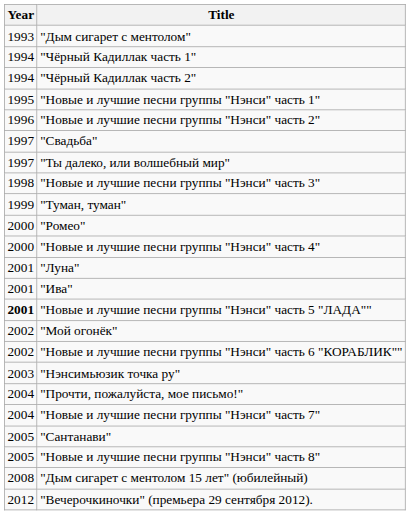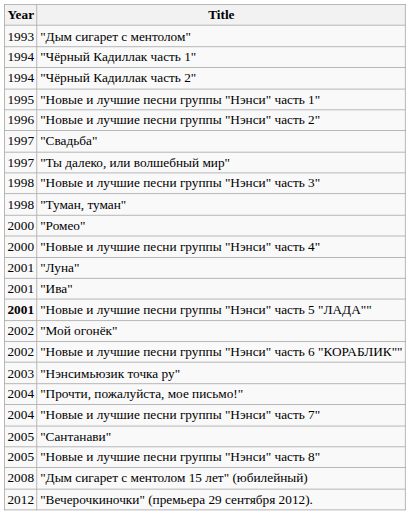(21, 204) 1999 -> (21, 204) 1998
